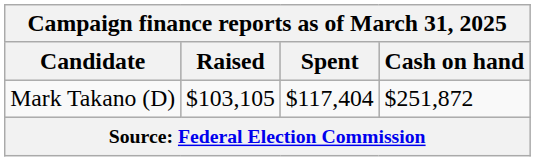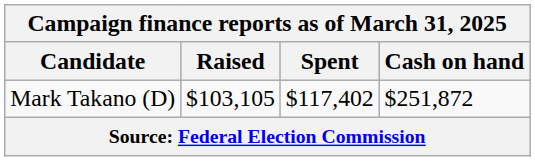(330, 98) $117,404 -> (330, 98) $117,402
